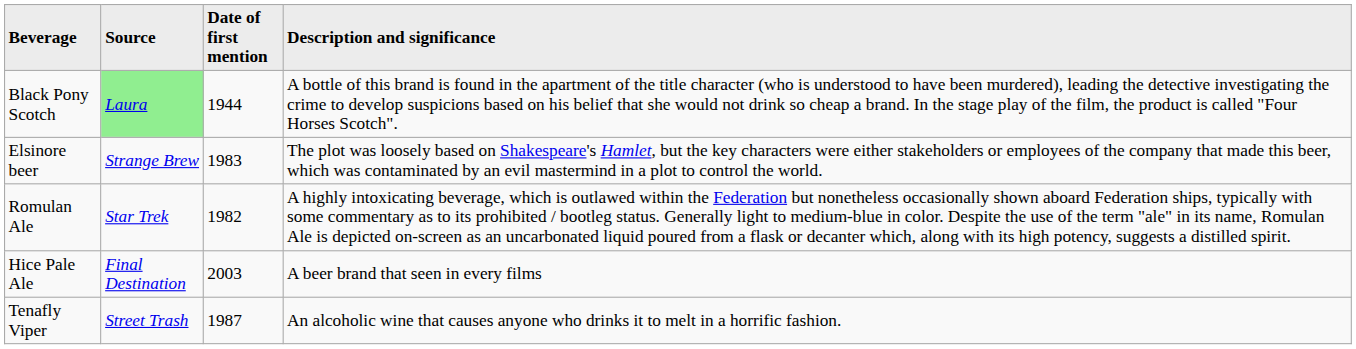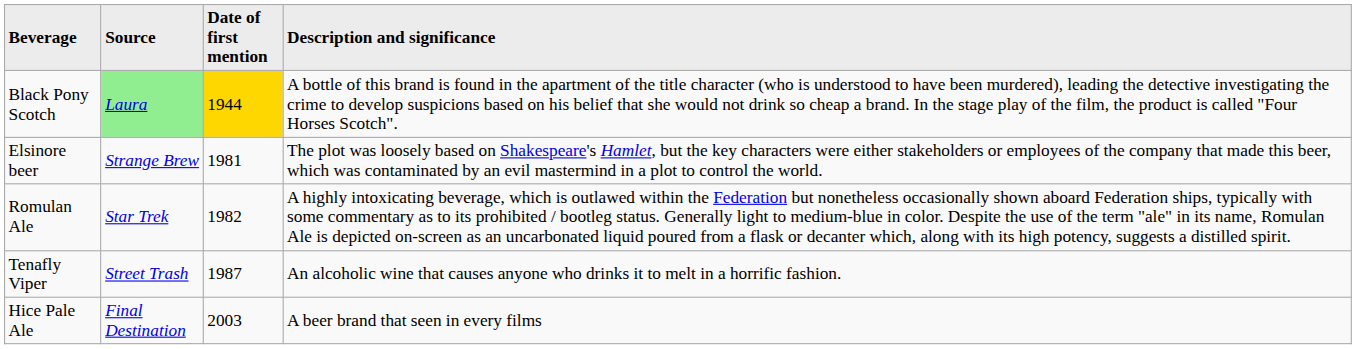(225, 103) no background -> (225, 103) gold background
(225, 160) 1983 -> (225, 160) 1981
rows swapped: (35, 320) <-> (42, 273)
